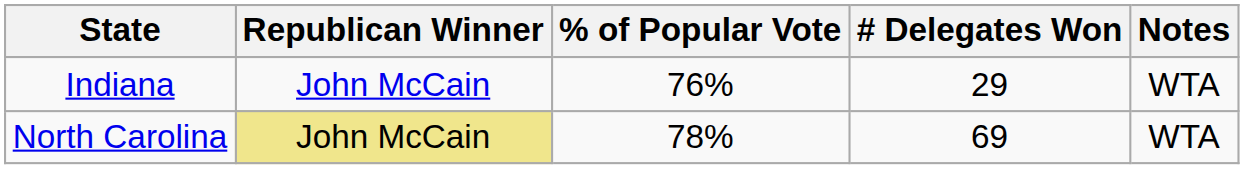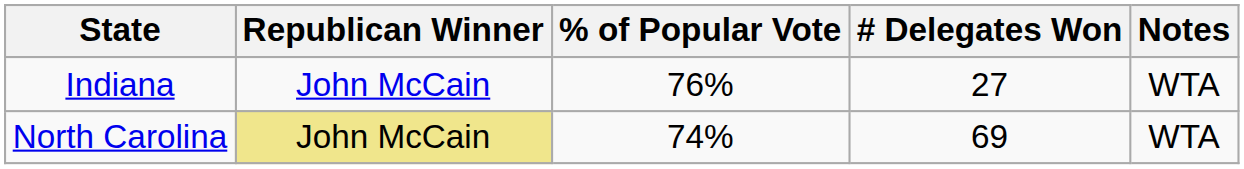(990, 83) 29 -> (990, 83) 27
(700, 136) 78% -> (700, 136) 74%
